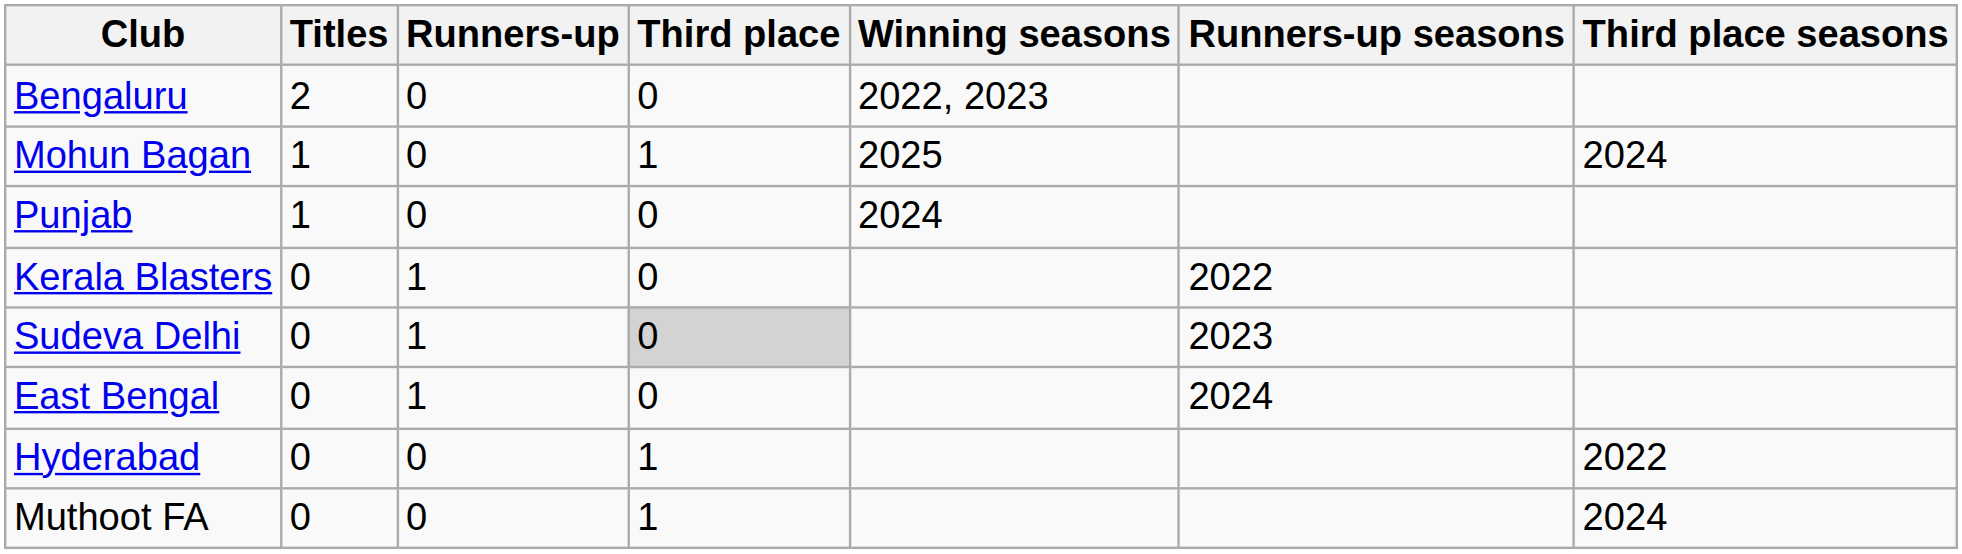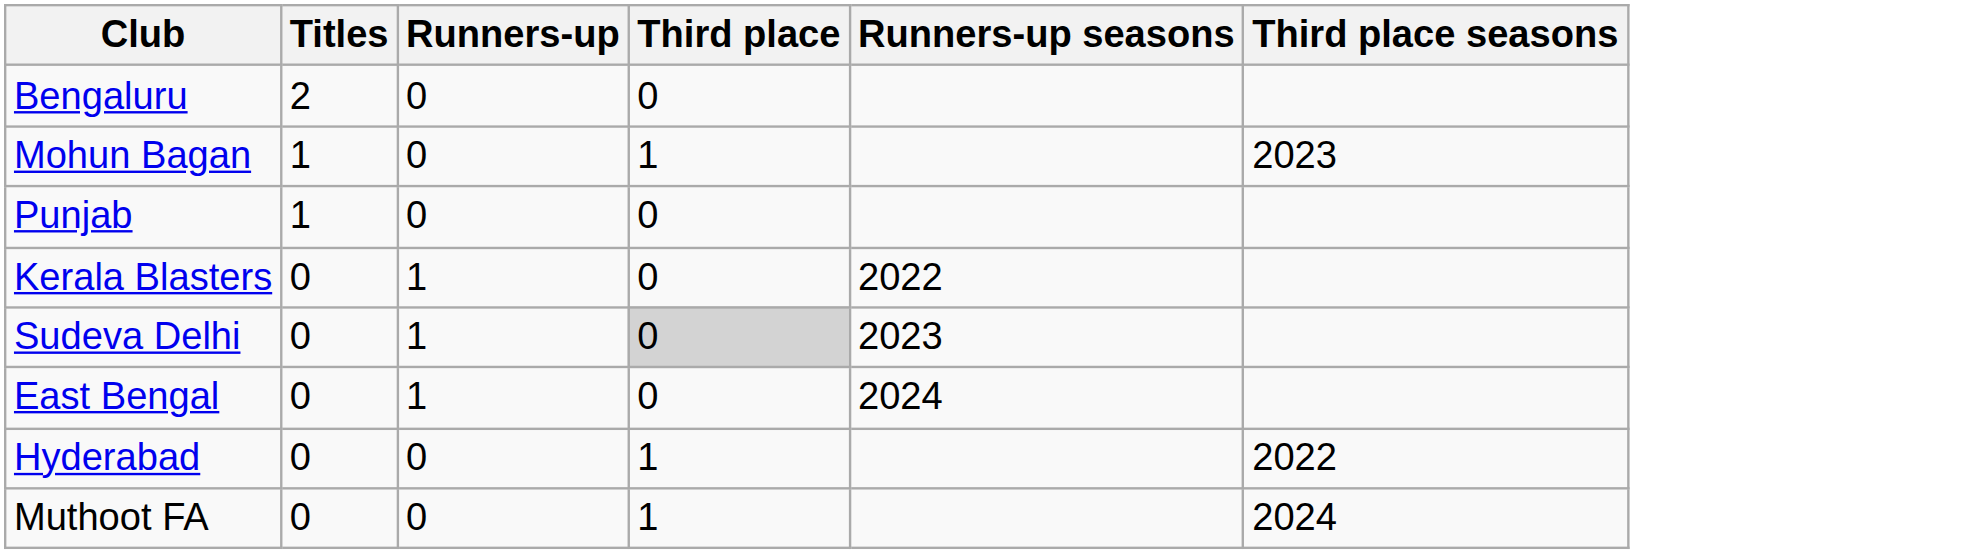- column: (1014, 34)
(1625, 155) 2024 -> (1295, 155) 2023
